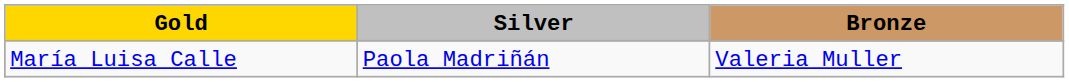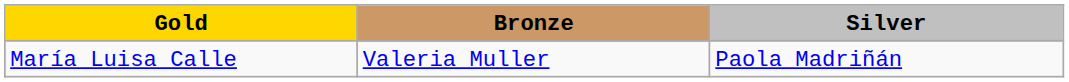columns swapped: (534, 23) <-> (886, 23)
